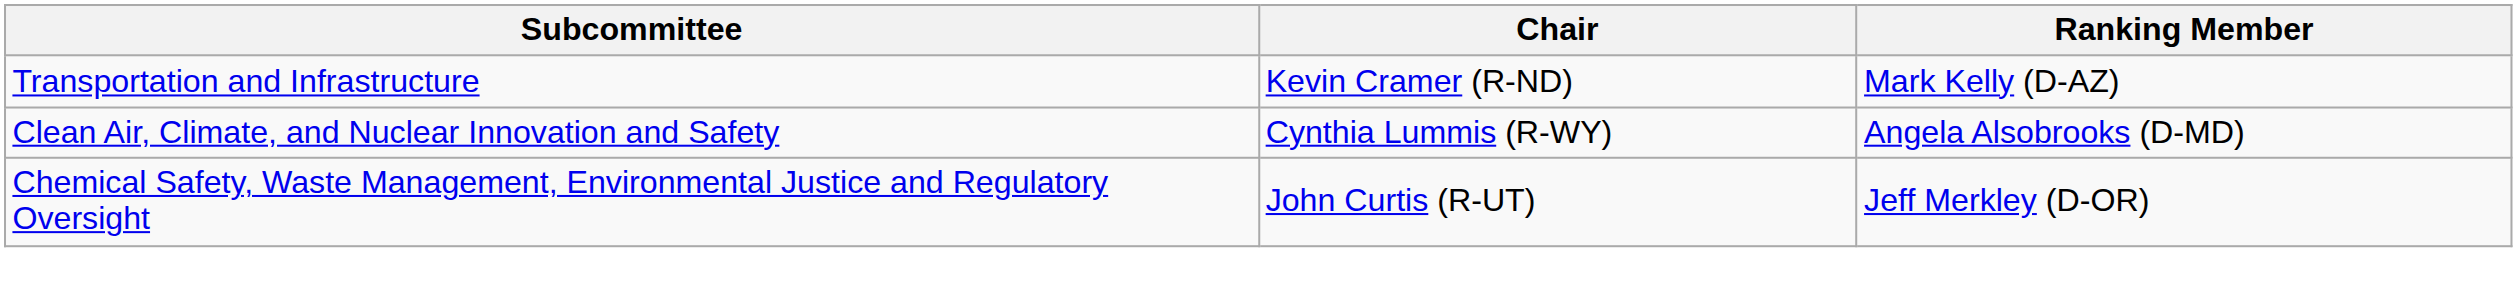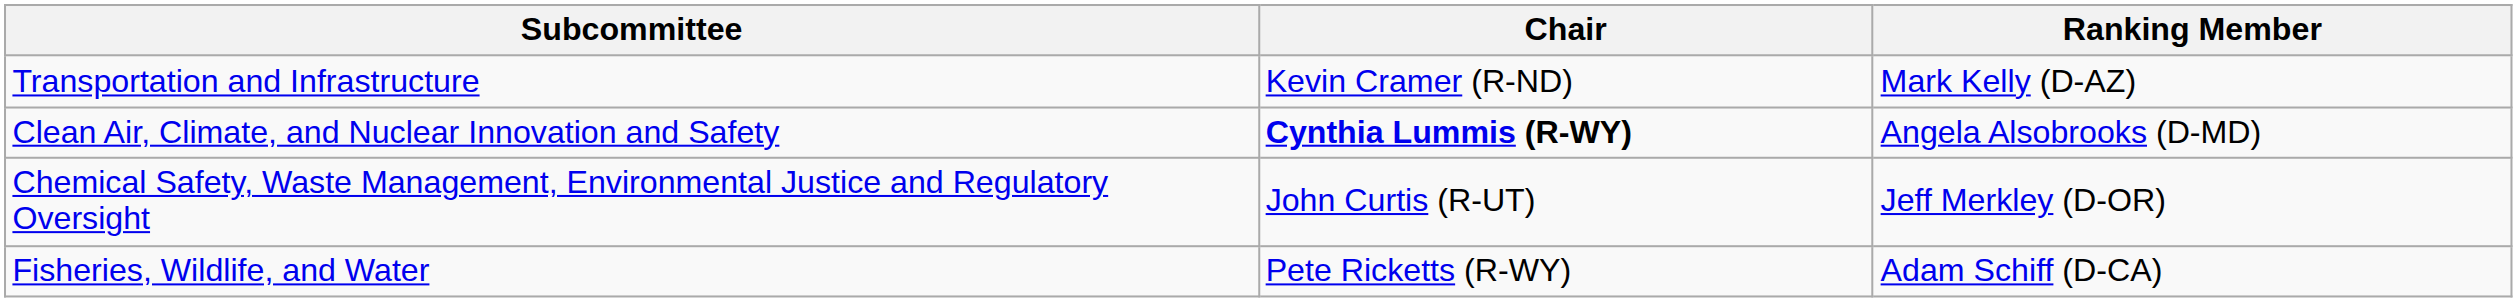(1439, 132) normal -> (1449, 132) bold
+ row: (221, 270)
